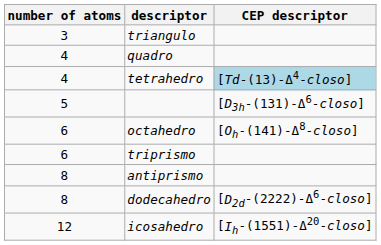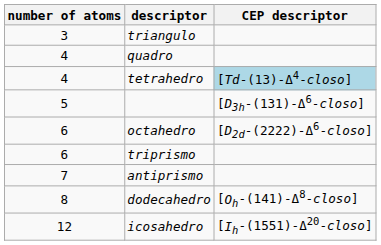(288, 131) [Oh-(141)-Δ8-closo] -> (295, 131) [D2d-(2222)-Δ6-closo]
(64, 175) 8 -> (64, 175) 7
(295, 199) [D2d-(2222)-Δ6-closo] -> (288, 199) [Oh-(141)-Δ8-closo]
